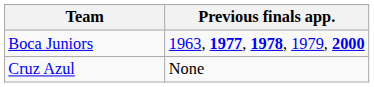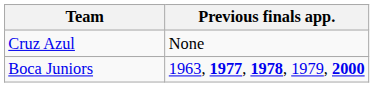rows swapped: (51, 43) <-> (42, 69)
